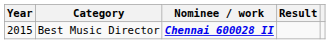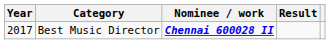(20, 30) 2015 -> (20, 30) 2017
